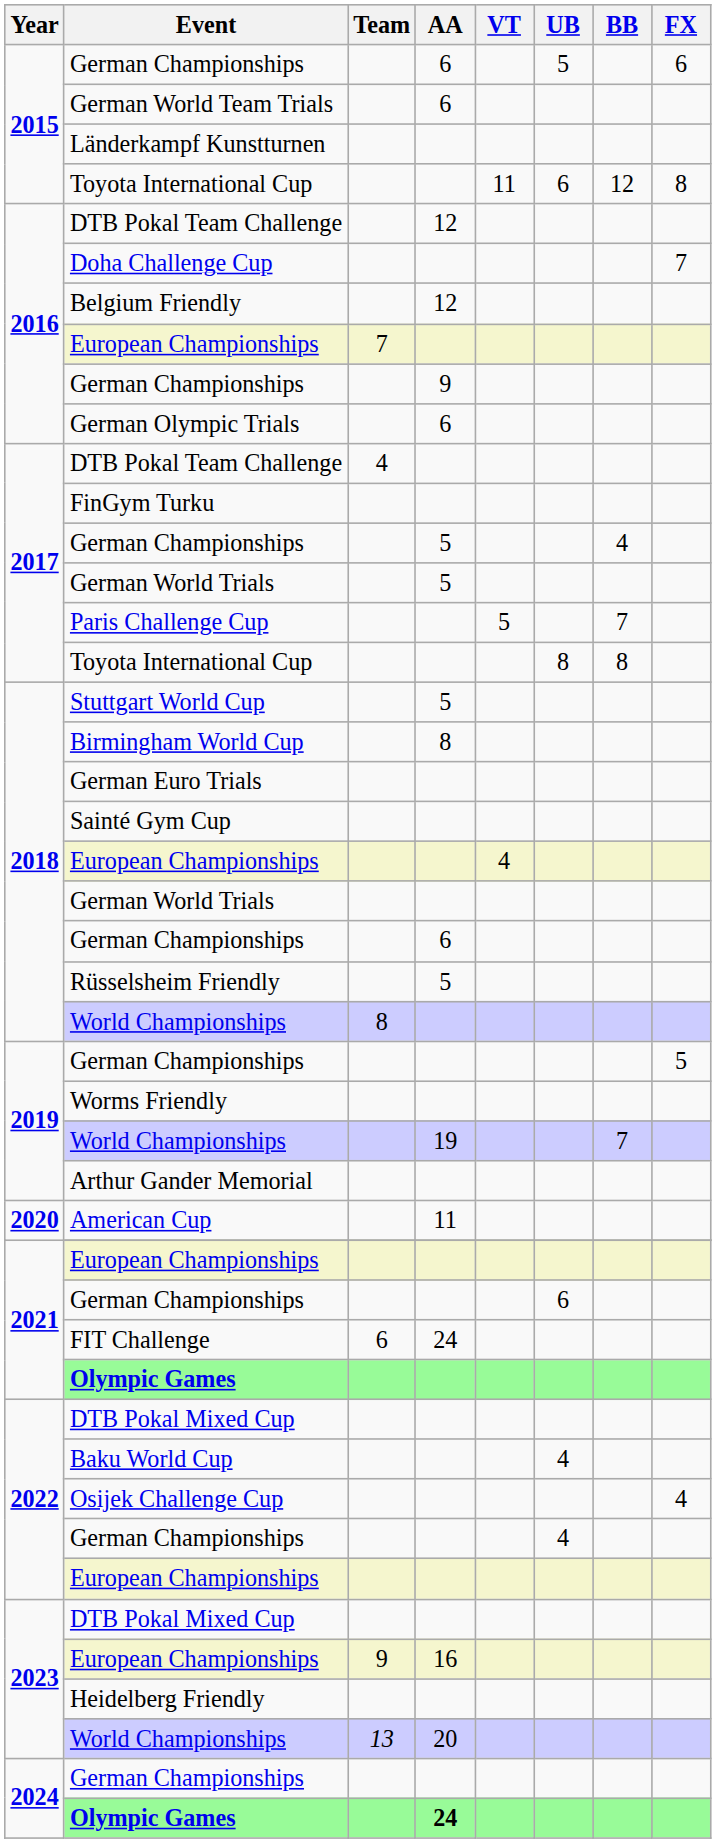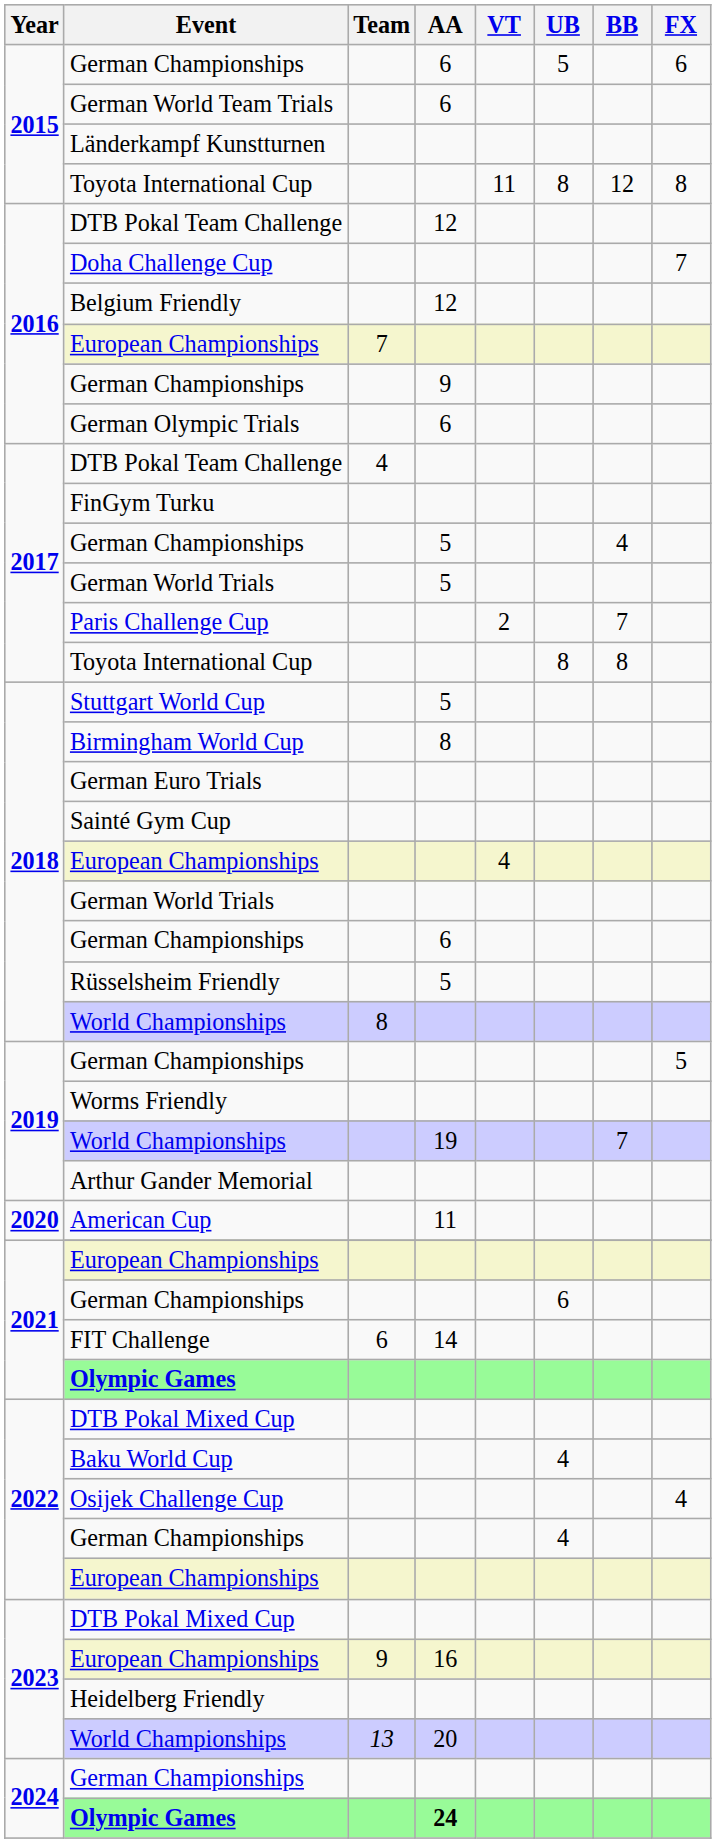(563, 184) 6 -> (563, 184) 8
(504, 622) 5 -> (504, 622) 2
(445, 1339) 24 -> (445, 1339) 14
